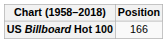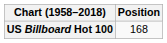(139, 30) 166 -> (139, 30) 168
